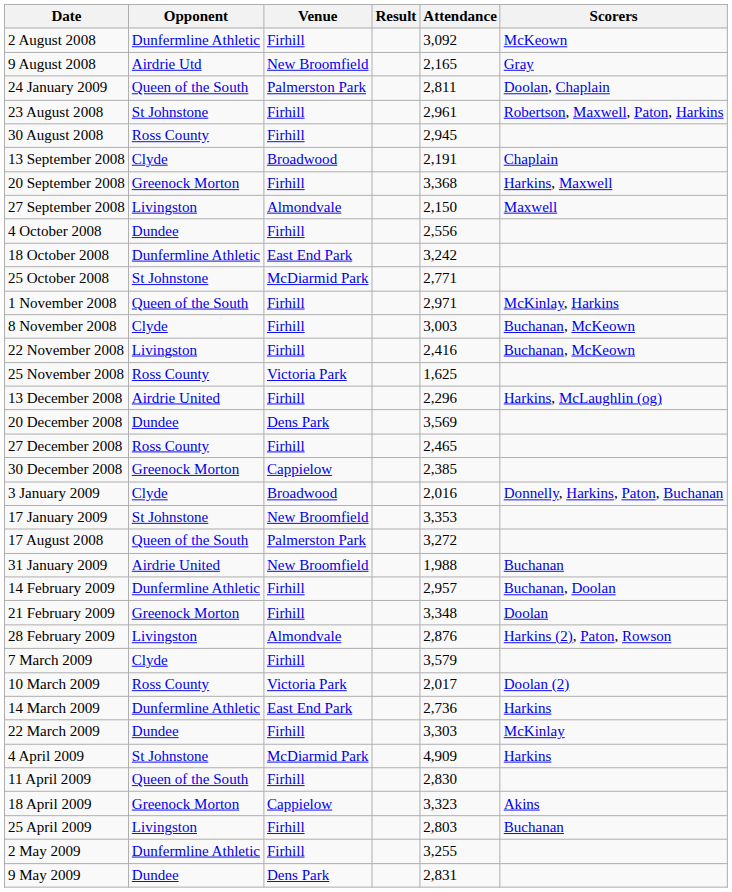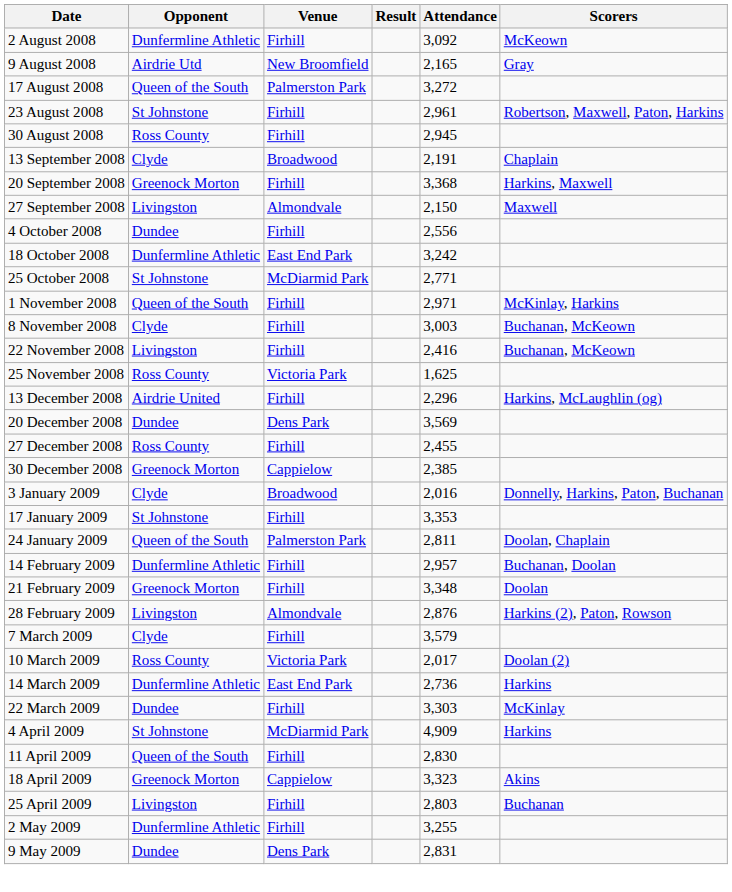rows swapped: (56, 541) <-> (58, 87)
(440, 445) 2,465 -> (440, 445) 2,455
(318, 517) New Broomfield -> (286, 517) Firhill
- row: (58, 565)
